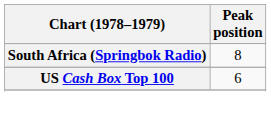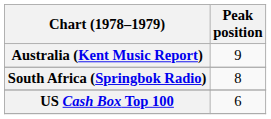+ row: (107, 55)
